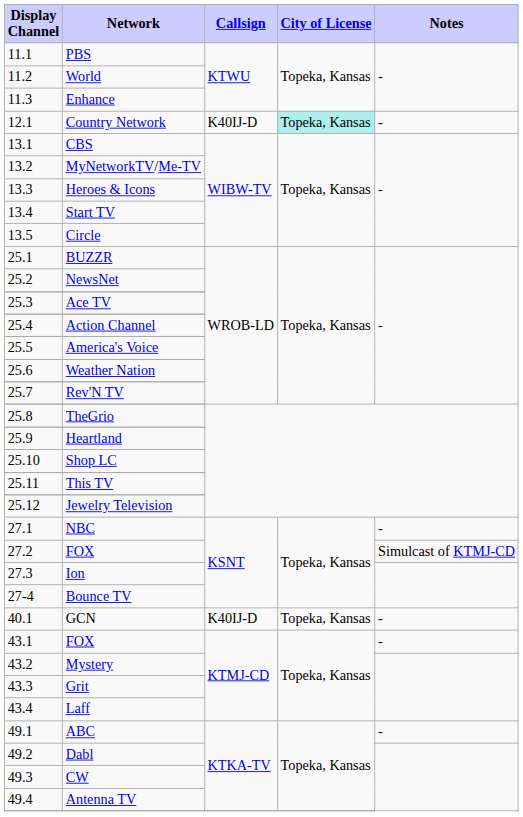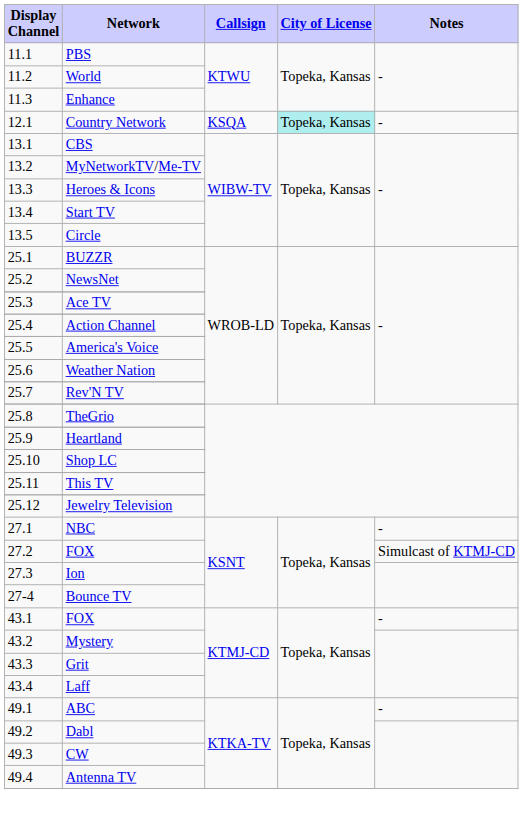(232, 122) K40IJ-D -> (227, 122) KSQA
- row: (20, 618)
